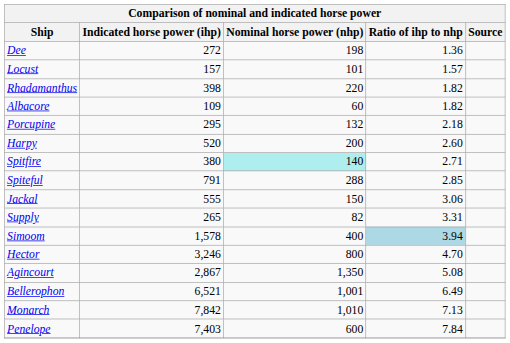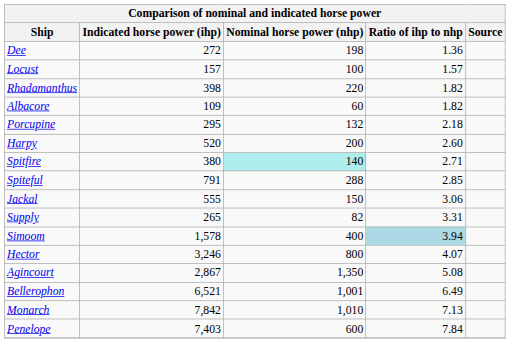(355, 69) 101 -> (355, 69) 100
(453, 254) 4.70 -> (453, 254) 4.07
